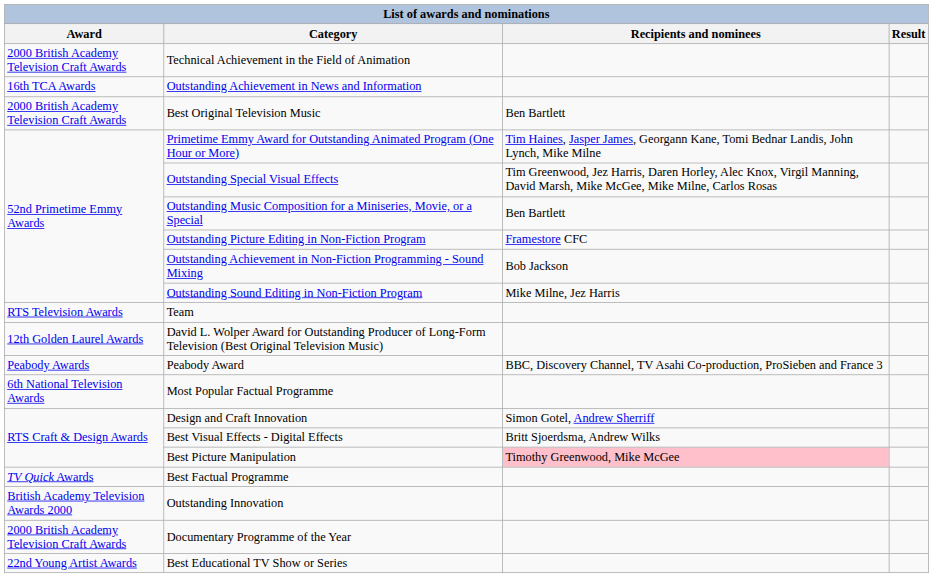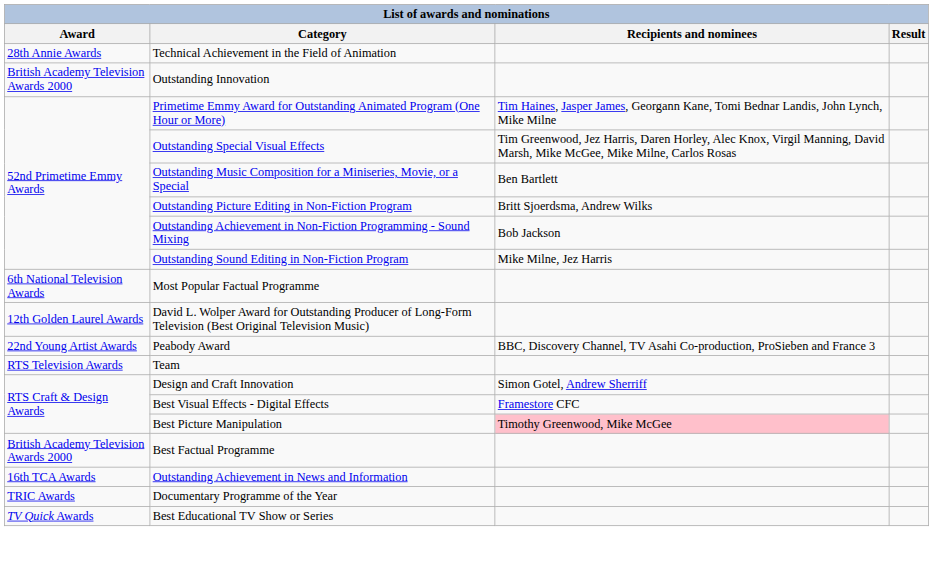(67, 60) 2000 British Academy Television Craft Awards -> (54, 53) 28th Annie Awards
rows swapped: (225, 503) <-> (294, 86)
- row: (244, 113)
(546, 239) Framestore CFC -> (575, 206) Britt Sjoerdsma, Andrew Wilks
rows swapped: (250, 391) <-> (180, 312)
(48, 365) Peabody Awards -> (72, 345) 22nd Young Artist Awards
(583, 437) Britt Sjoerdsma, Andrew Wilks -> (539, 404) Framestore CFC
(50, 476) TV Quick Awards -> (76, 450) British Academy Television Awards 2000
(67, 536) 2000 British Academy Television Craft Awards -> (41, 496) TRIC Awards
(72, 563) 22nd Young Artist Awards -> (50, 515) TV Quick Awards
